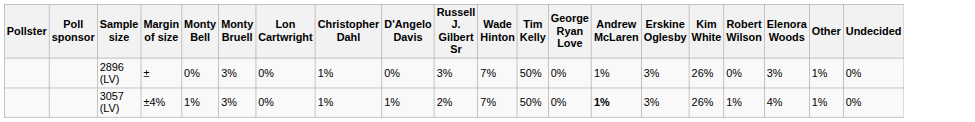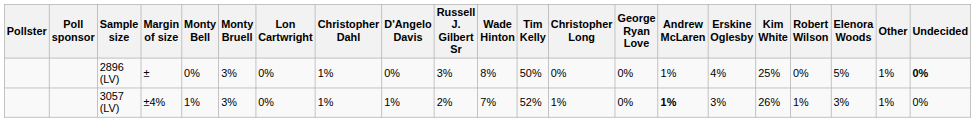+ column: (582, 31)
(488, 73) 7% -> (488, 73) 8%
(652, 73) 3% -> (718, 73) 4%
(703, 73) 26% -> (769, 73) 25%
(775, 73) 3% -> (841, 73) 5%
(854, 73) normal -> (920, 73) bold
(531, 102) 50% -> (531, 102) 52%
(775, 102) 4% -> (841, 102) 3%
